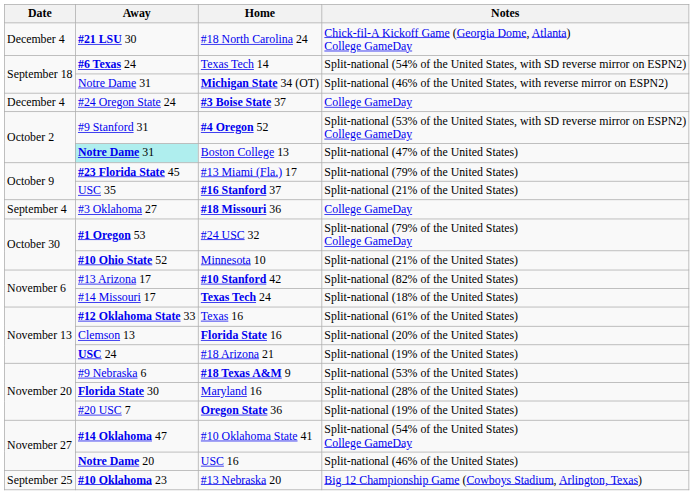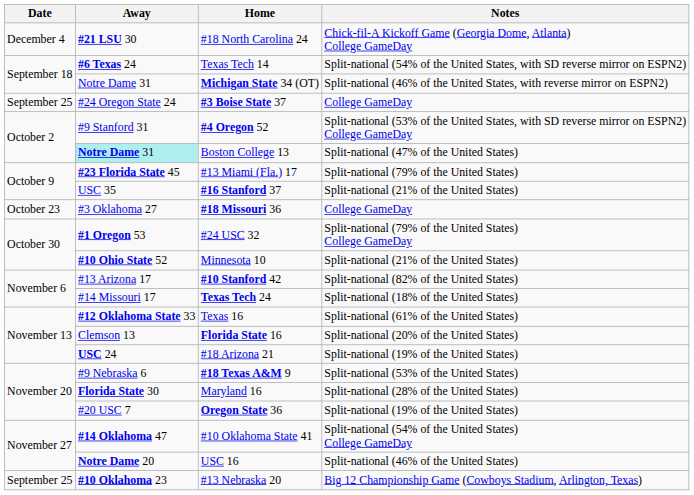(36, 102) December 4 -> (40, 102) September 25
(37, 209) September 4 -> (34, 209) October 23
